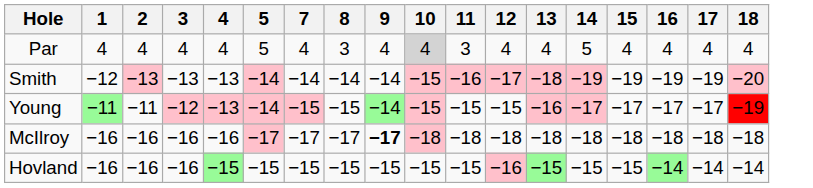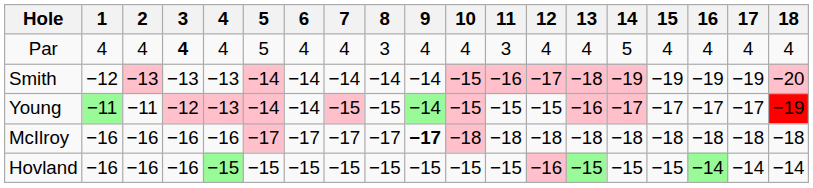+ column: (304, 19)
(183, 49) normal -> (183, 49) bold
(425, 49) lightgrey background -> (466, 49) no background
